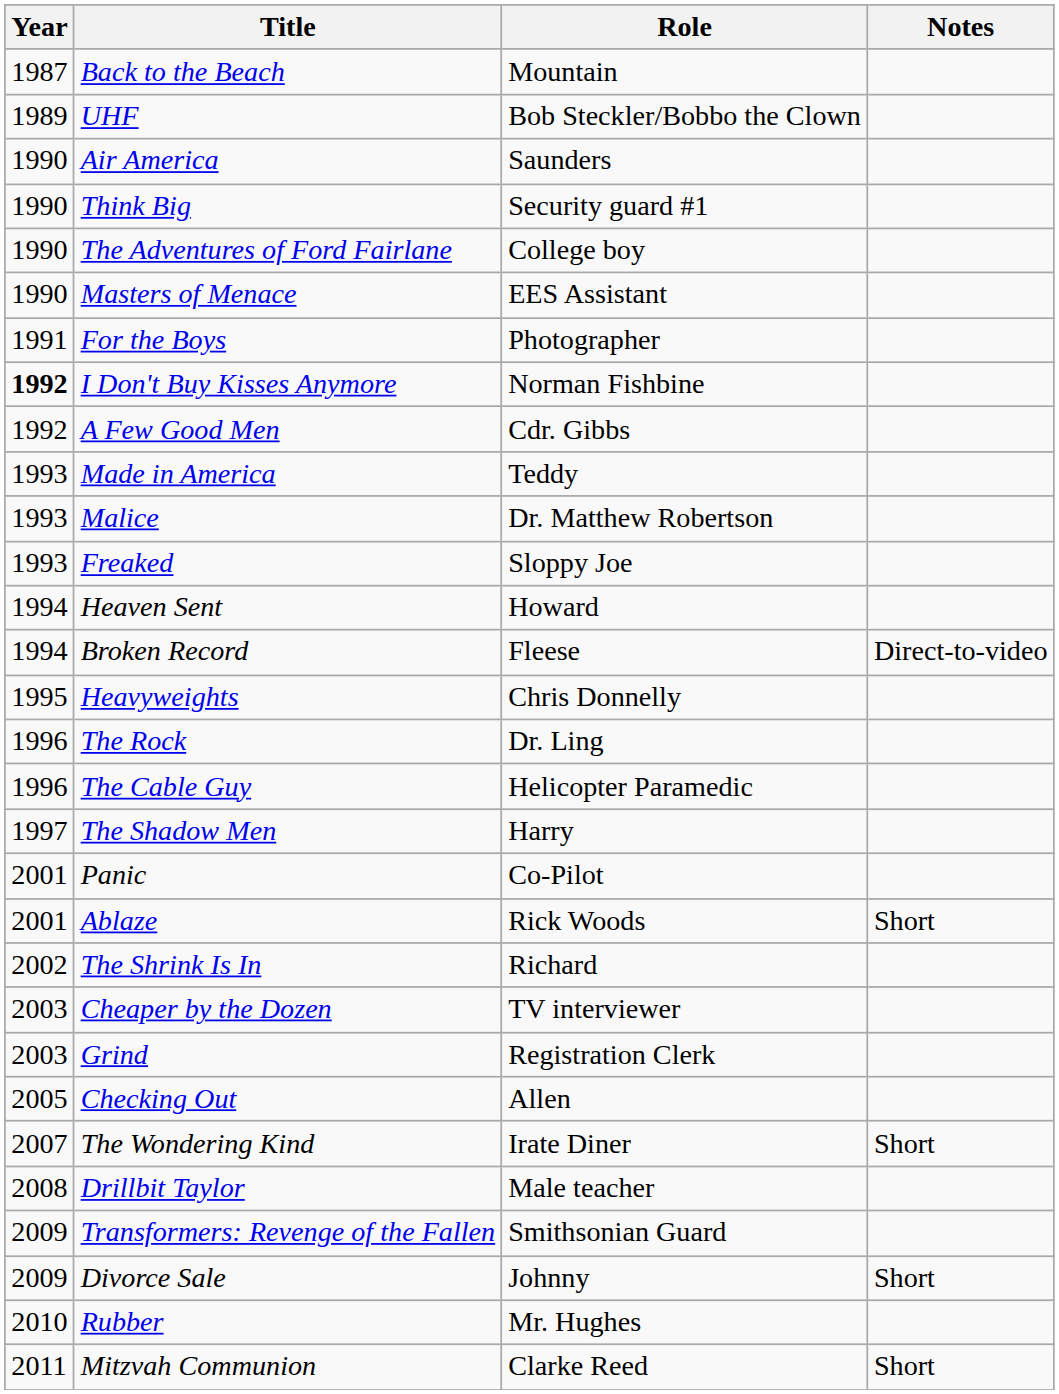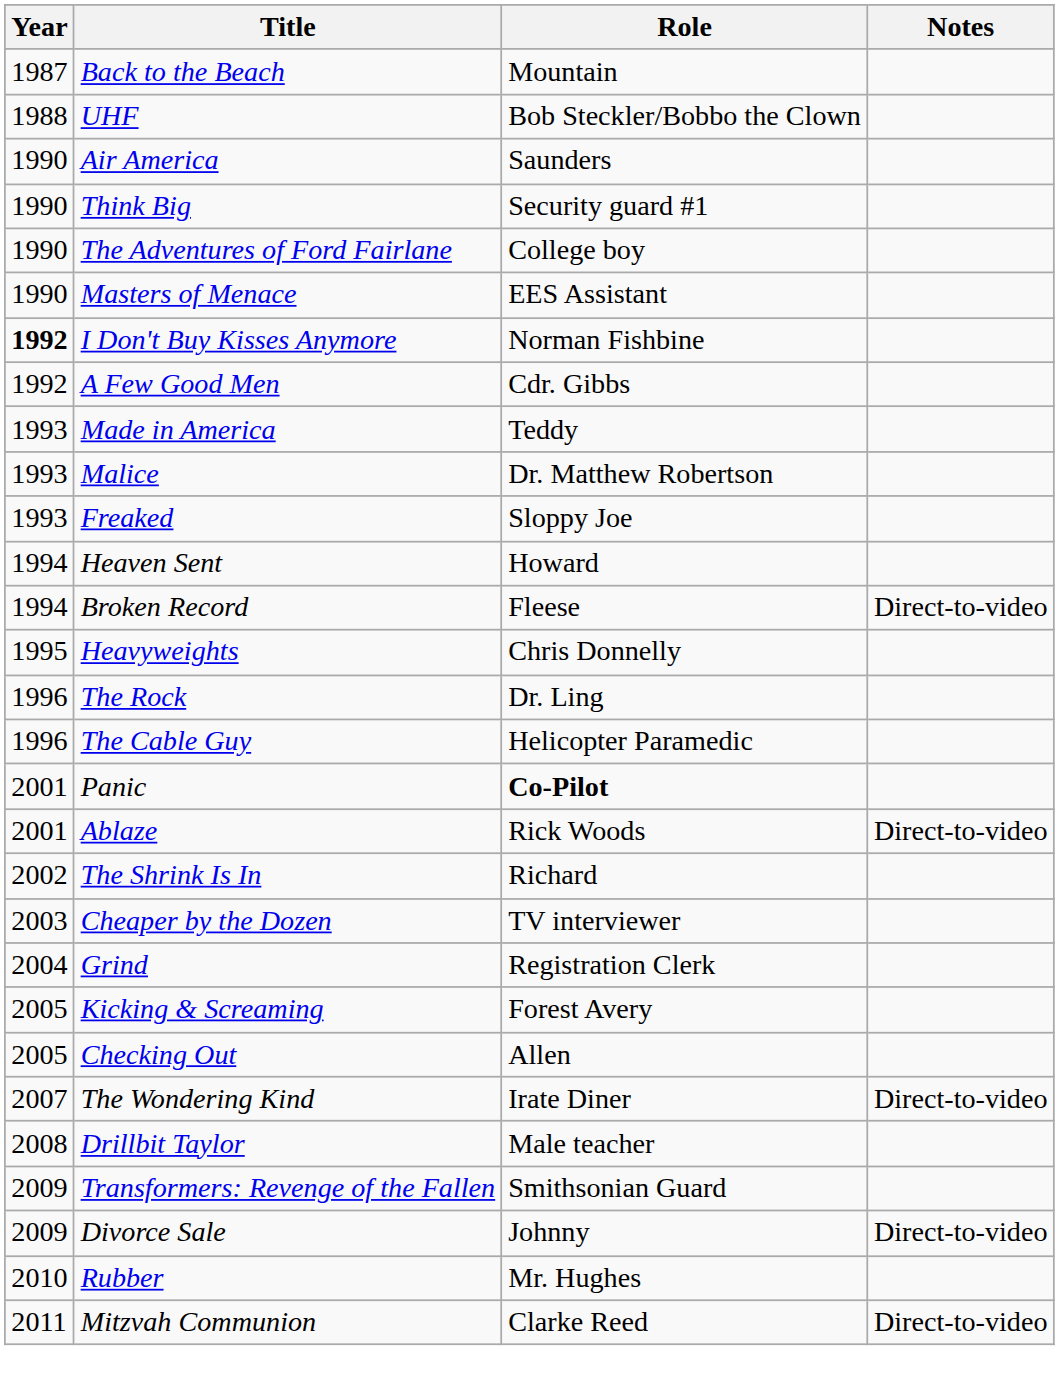(40, 116) 1989 -> (40, 116) 1988
- row: (153, 339)
- row: (178, 830)
(556, 875) normal -> (558, 786) bold
(904, 920) Short -> (961, 830) Direct-to-video
(40, 1054) 2003 -> (40, 964) 2004
+ row: (202, 1009)
(904, 1143) Short -> (961, 1098) Direct-to-video
(904, 1277) Short -> (961, 1232) Direct-to-video
(904, 1366) Short -> (961, 1321) Direct-to-video
